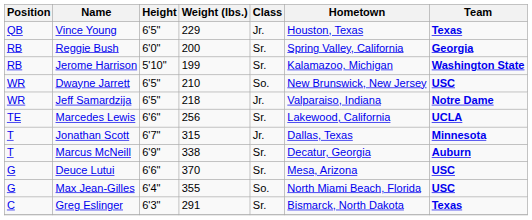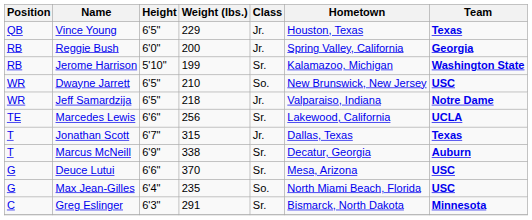(260, 48) Sr. -> (259, 48) Jr.
(459, 135) Minnesota -> (447, 135) Texas
(191, 188) 355 -> (191, 188) 235
(447, 205) Texas -> (459, 205) Minnesota
